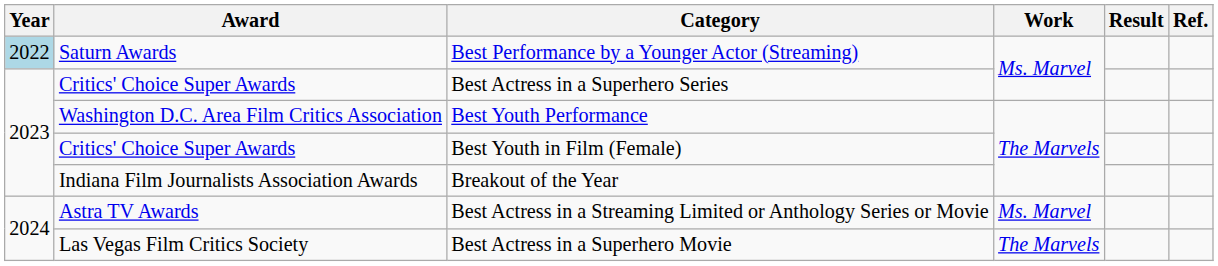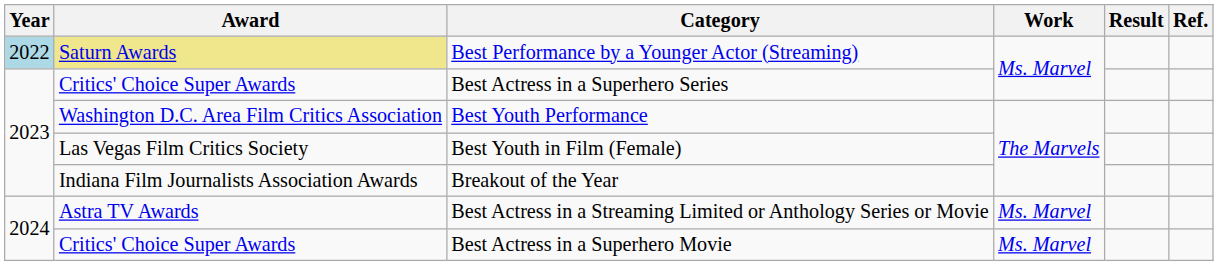(118, 52) no background -> (118, 52) khaki background
(177, 148) Critics' Choice Super Awards -> (184, 148) Las Vegas Film Critics Society
(184, 244) Las Vegas Film Critics Society -> (177, 244) Critics' Choice Super Awards
(1049, 244) The Marvels -> (1045, 244) Ms. Marvel
